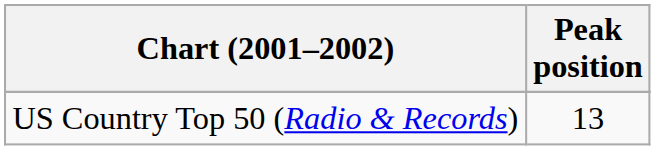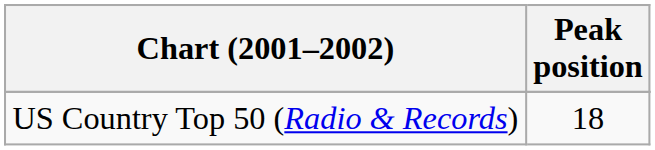(588, 117) 13 -> (588, 117) 18
